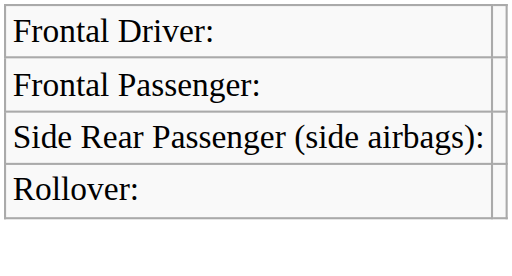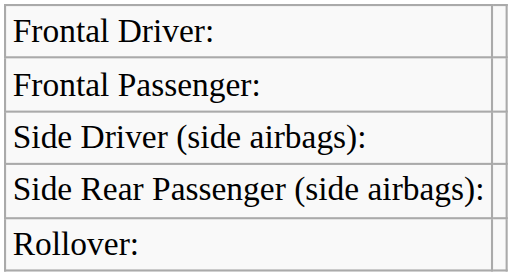+ row: (190, 137)
